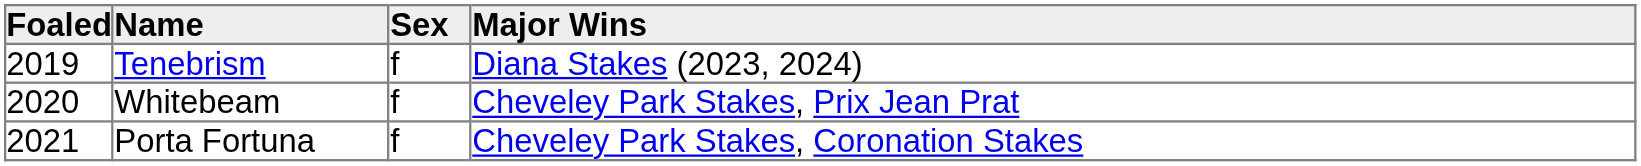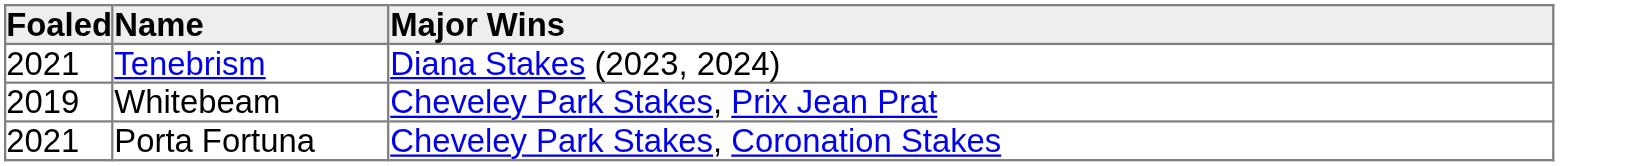- column: (419, 25)
(43, 63) 2019 -> (43, 63) 2021
(43, 102) 2020 -> (43, 102) 2019
